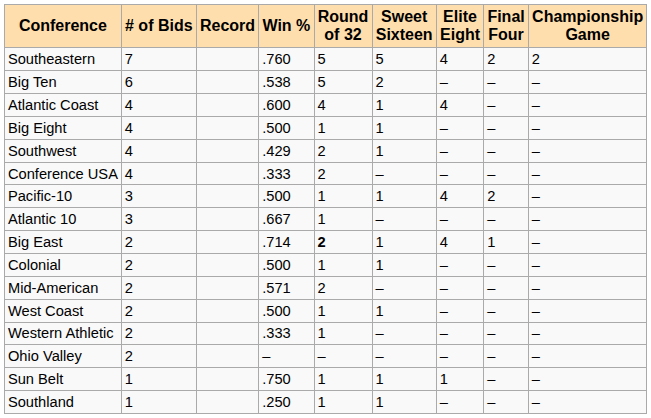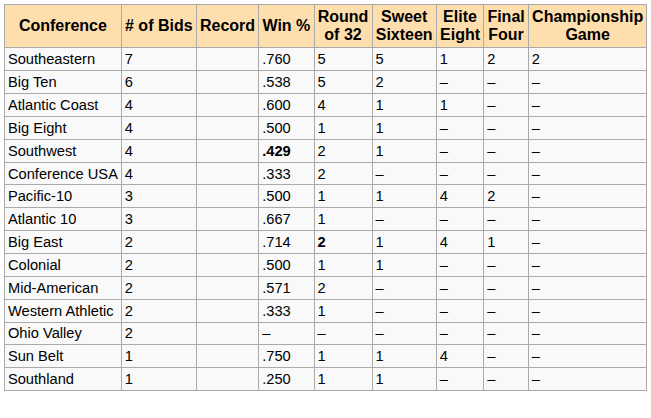(444, 59) 4 -> (444, 59) 1
(444, 105) 4 -> (444, 105) 1
(276, 151) normal -> (276, 151) bold
- row: (46, 311)
(444, 379) 1 -> (444, 356) 4
